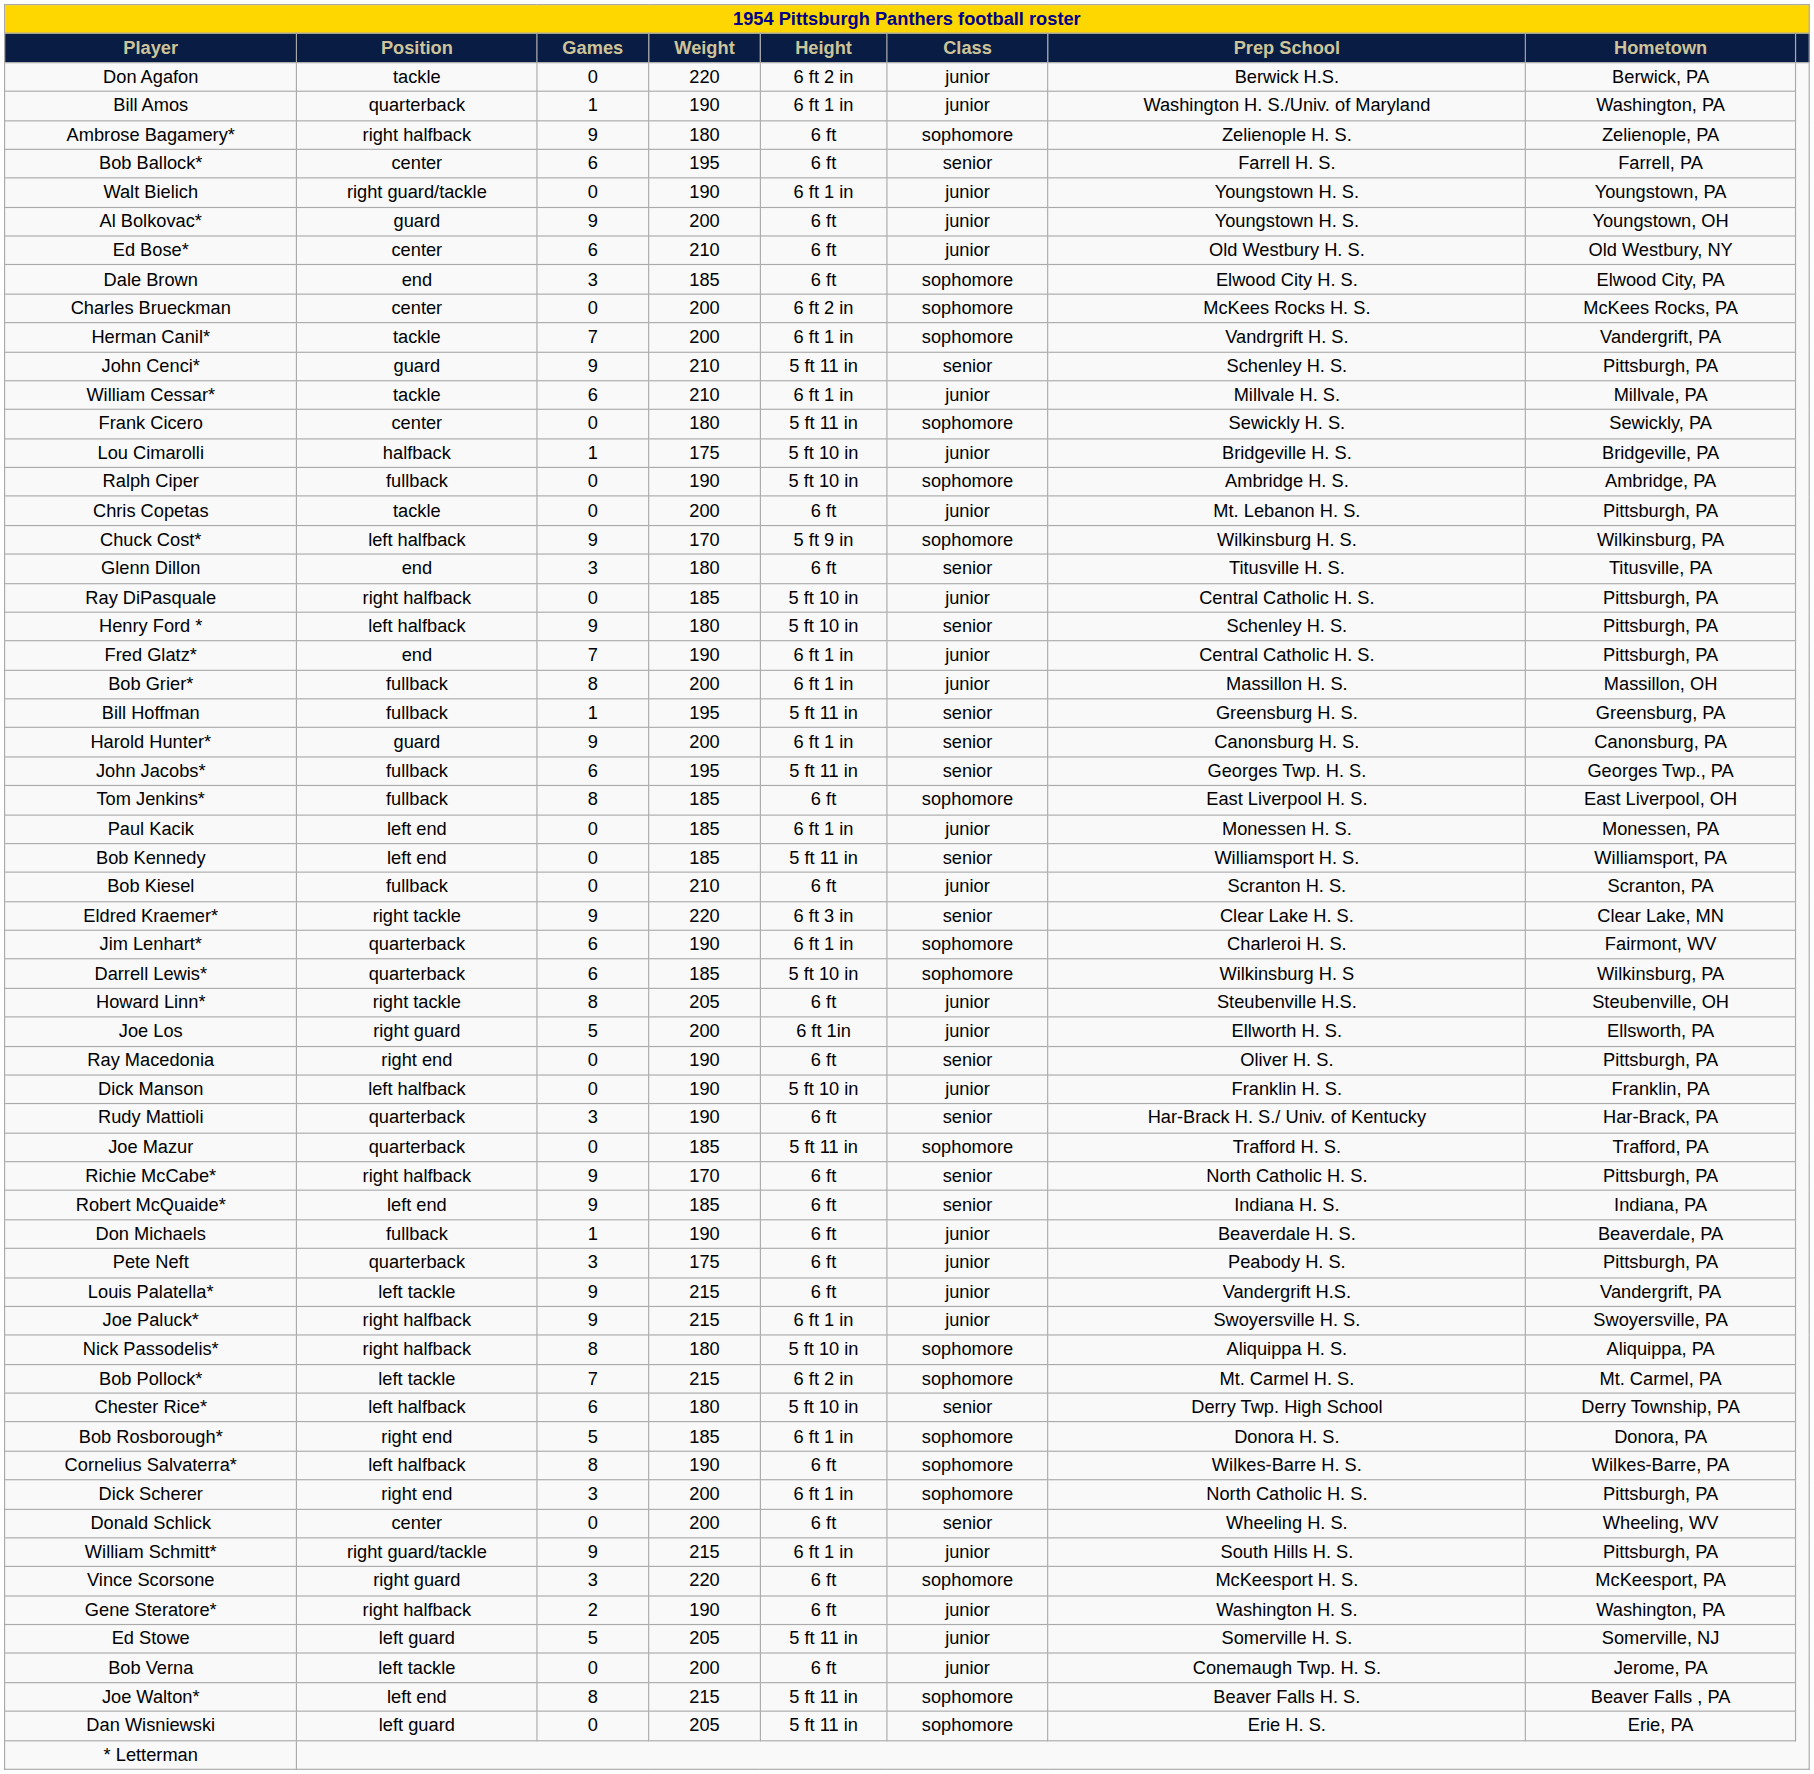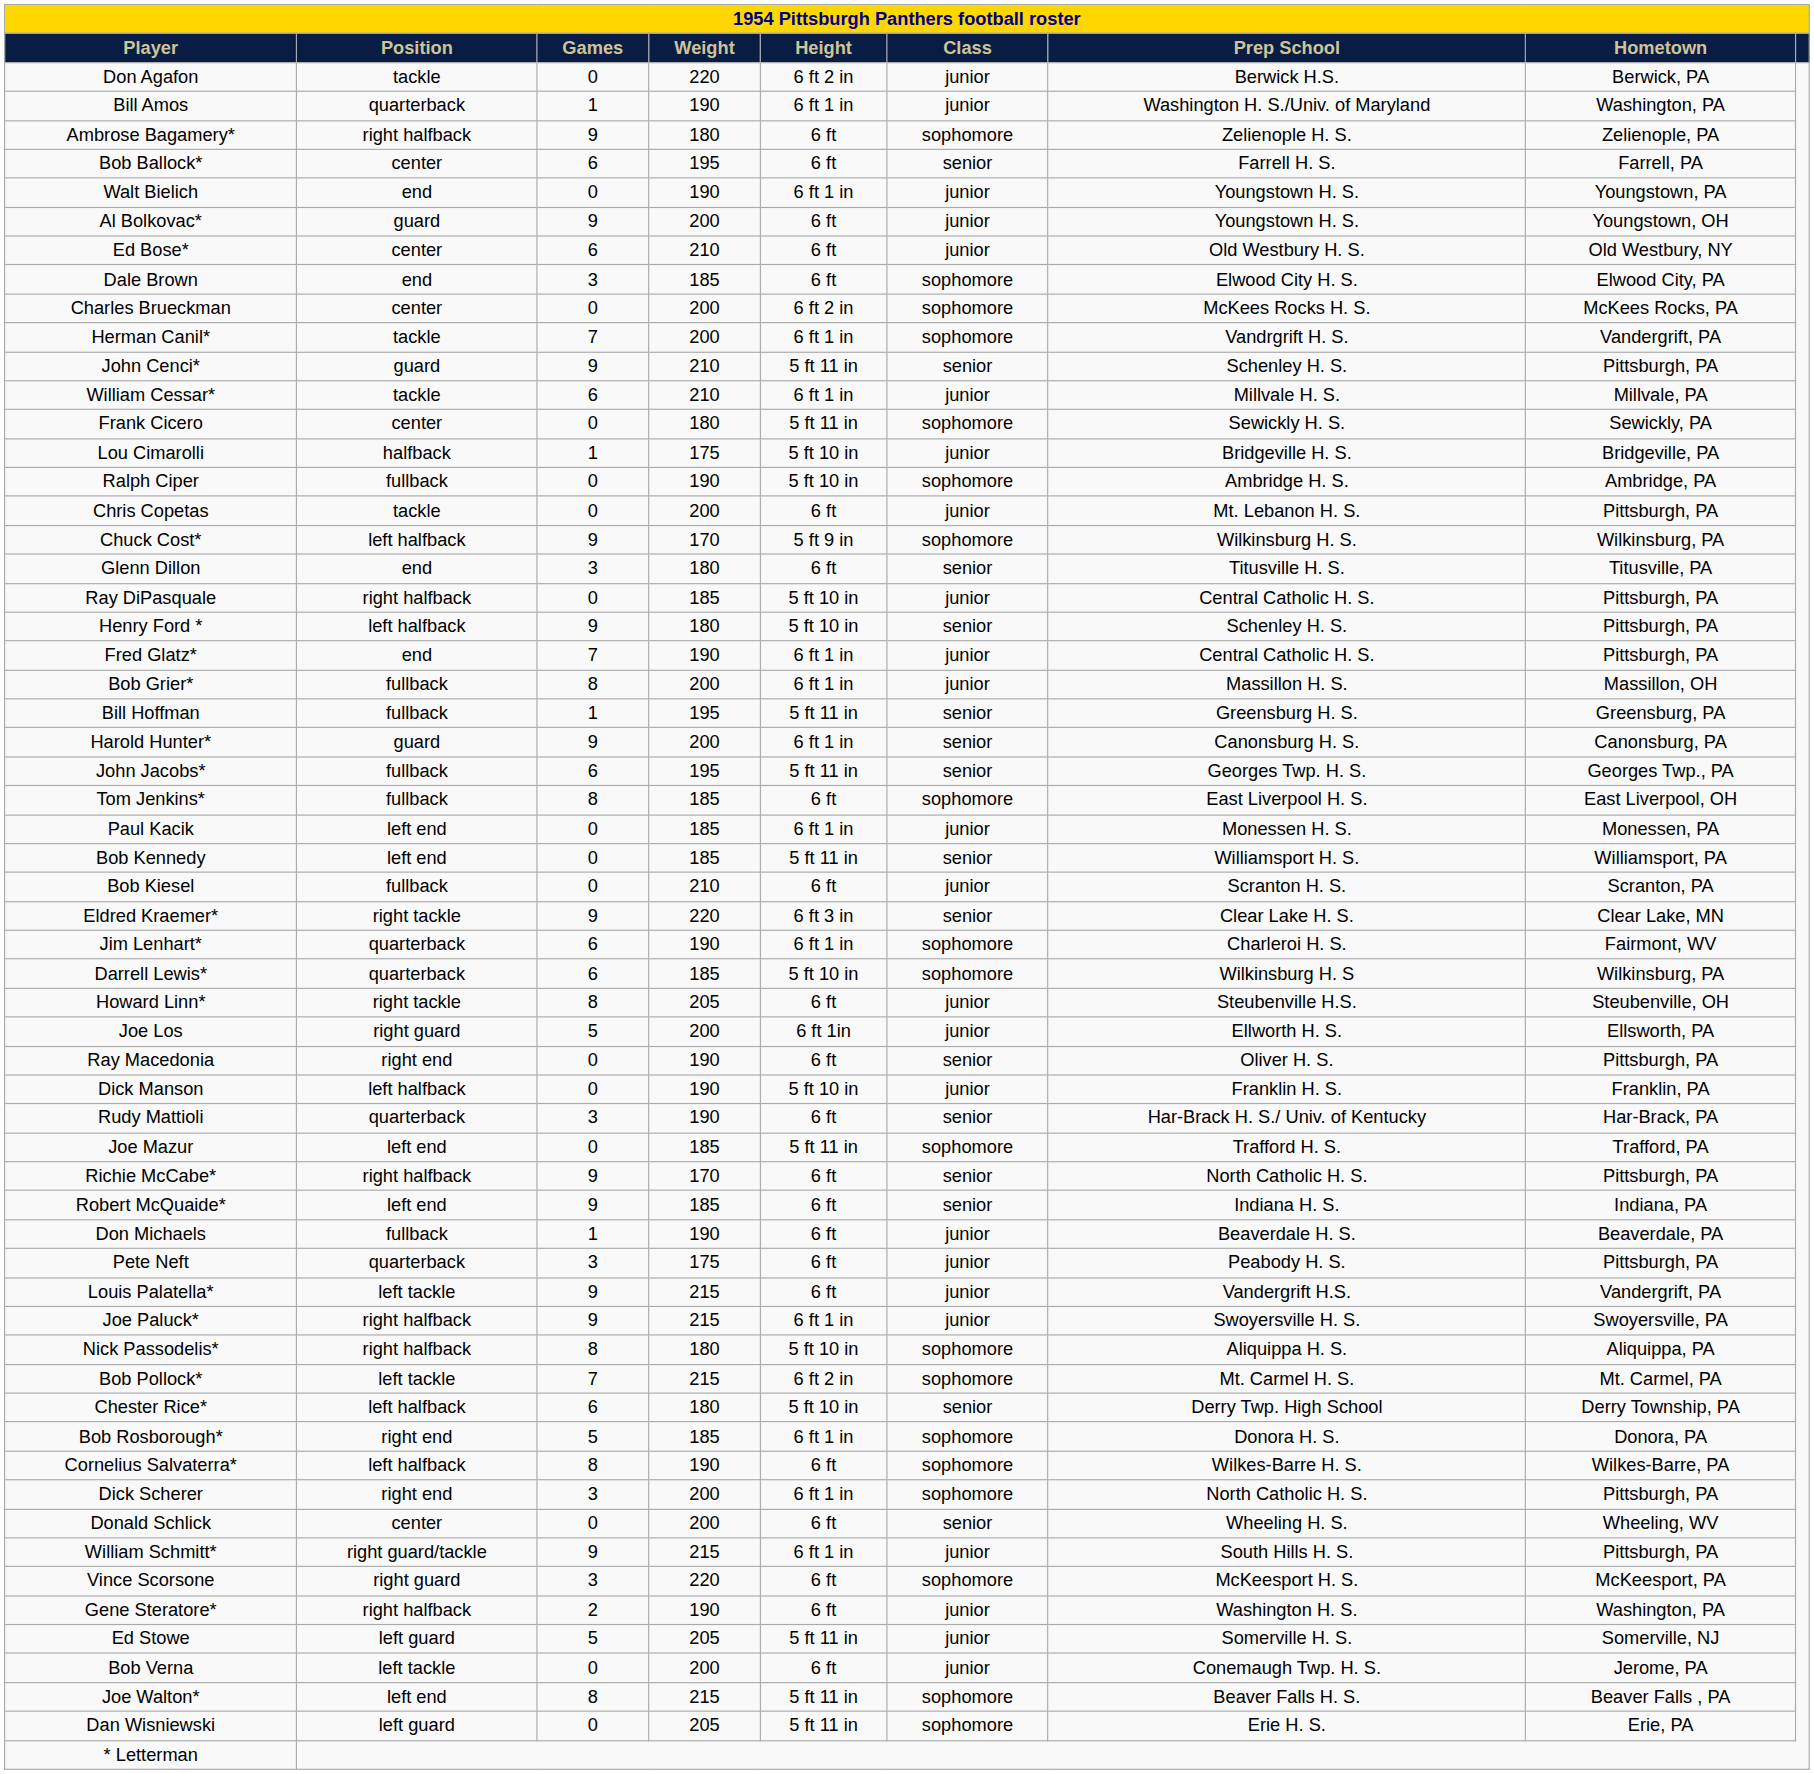(417, 192) right guard/tackle -> (417, 192) end
(417, 1147) quarterback -> (417, 1147) left end
